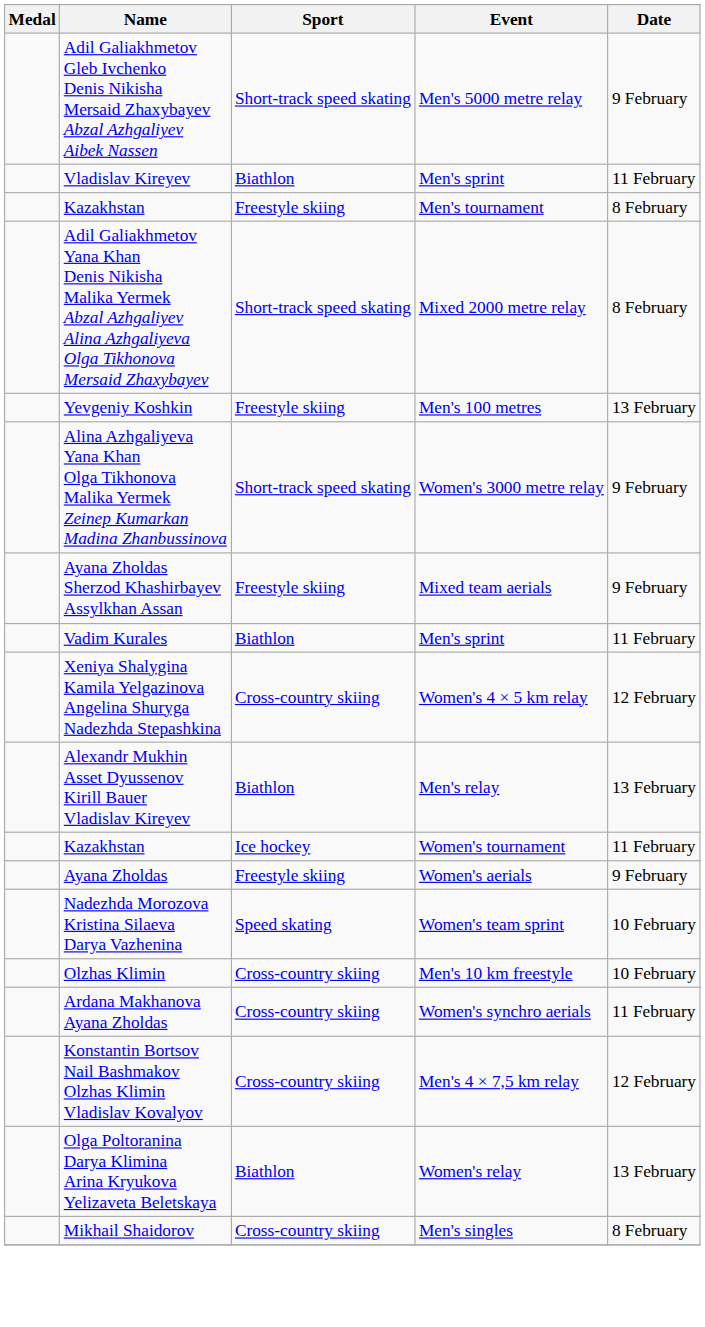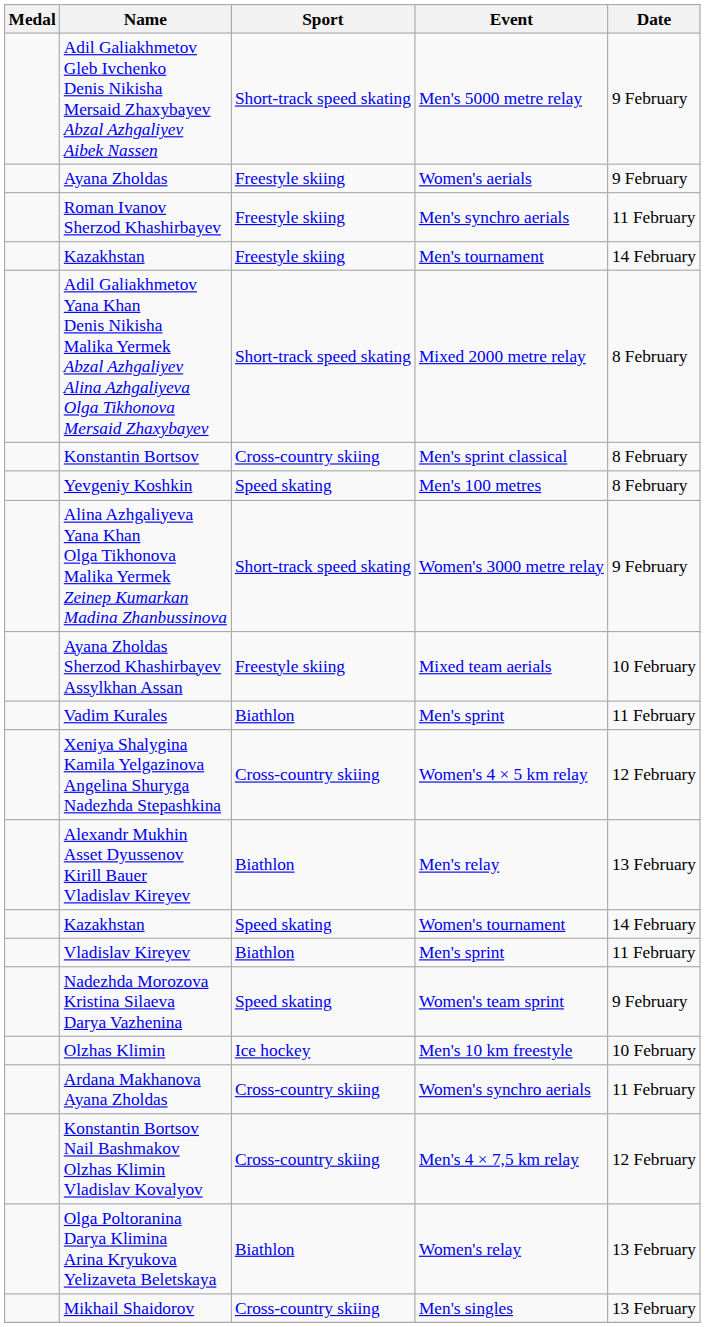rows swapped: (127, 178) <-> (116, 874)
+ row: (142, 217)
(650, 207) 8 February -> (654, 256) 14 February
+ row: (131, 457)
(290, 408) Freestyle skiing -> (283, 485) Speed skating
(654, 408) 13 February -> (650, 485) 8 February
(650, 588) 9 February -> (654, 665) 10 February
(273, 846) Ice hockey -> (283, 923) Speed skating
(654, 846) 11 February -> (654, 923) 14 February
(654, 923) 10 February -> (650, 1001) 9 February
(307, 973) Cross-country skiing -> (273, 1050) Ice hockey
(650, 1230) 8 February -> (654, 1308) 13 February
